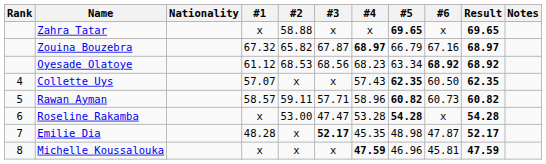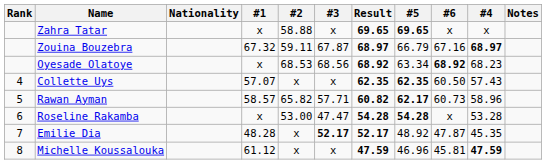columns swapped: (370, 13) <-> (483, 13)
(296, 47) 65.82 -> (296, 47) 59.11
(260, 64) 61.12 -> (260, 64) x
(296, 99) 59.11 -> (296, 99) 65.82
(407, 99) 60.82 -> (413, 99) 62.17
(407, 133) 48.98 -> (413, 133) 48.92
(260, 150) x -> (260, 150) 61.12
